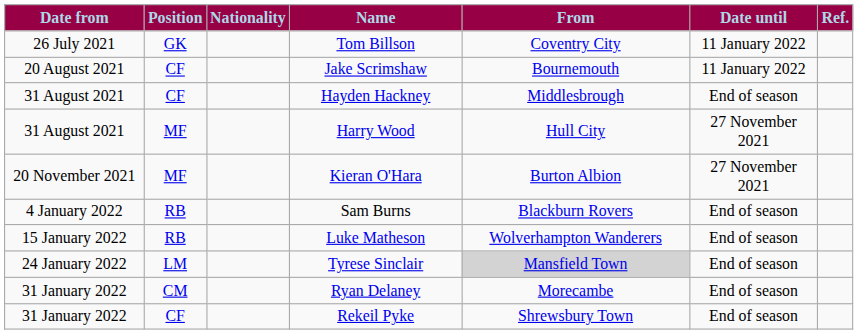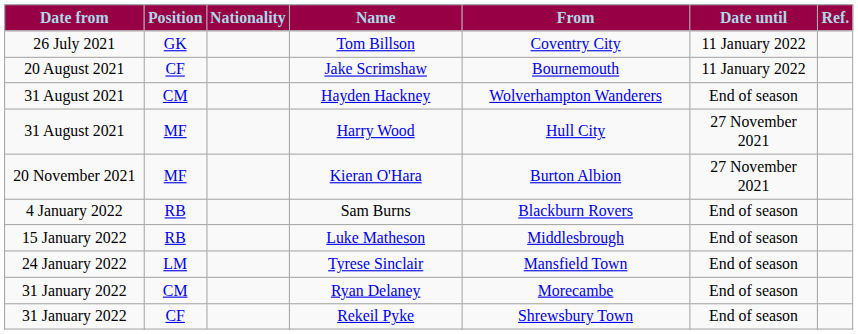(175, 96) CF -> (175, 96) CM
(576, 96) Middlesbrough -> (576, 96) Wolverhampton Wanderers
(576, 238) Wolverhampton Wanderers -> (576, 238) Middlesbrough
(576, 264) lightgrey background -> (576, 264) no background
